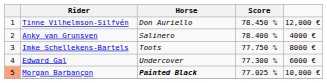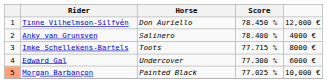(259, 47) 77.750 % -> (259, 47) 77.715 %
(168, 72) bold -> (168, 72) normal
